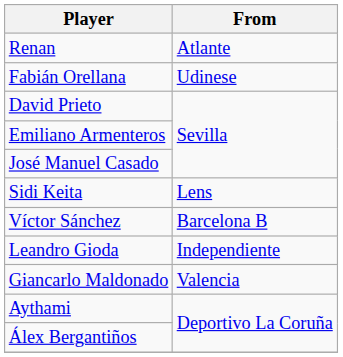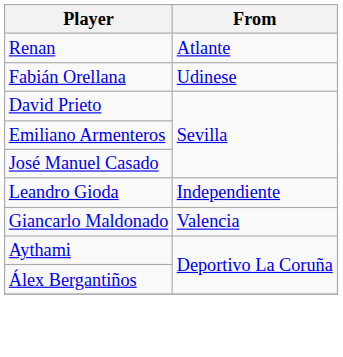- row: (46, 192)
- row: (65, 221)
